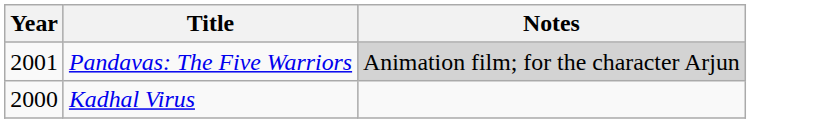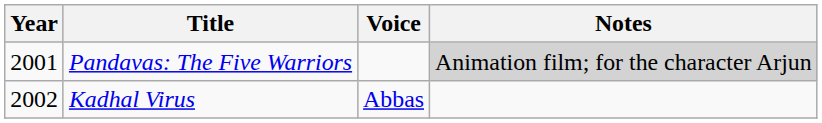+ column: (394, 23)
(34, 99) 2000 -> (34, 99) 2002
